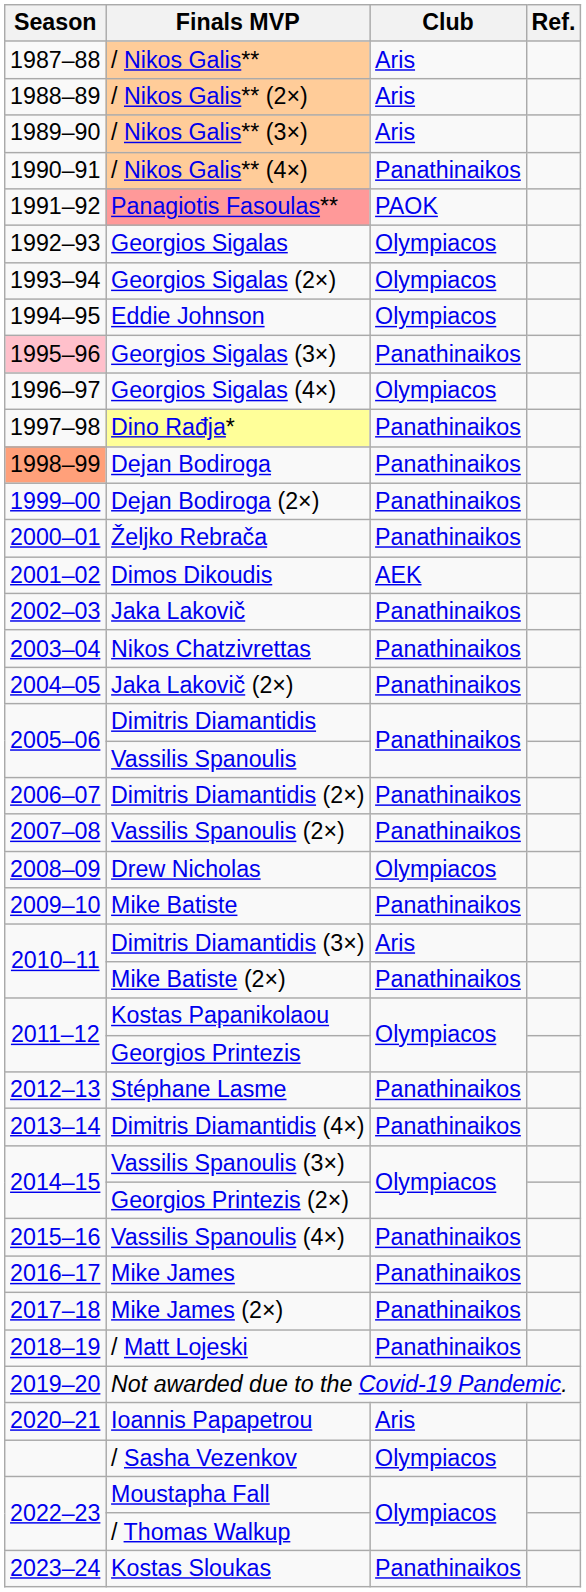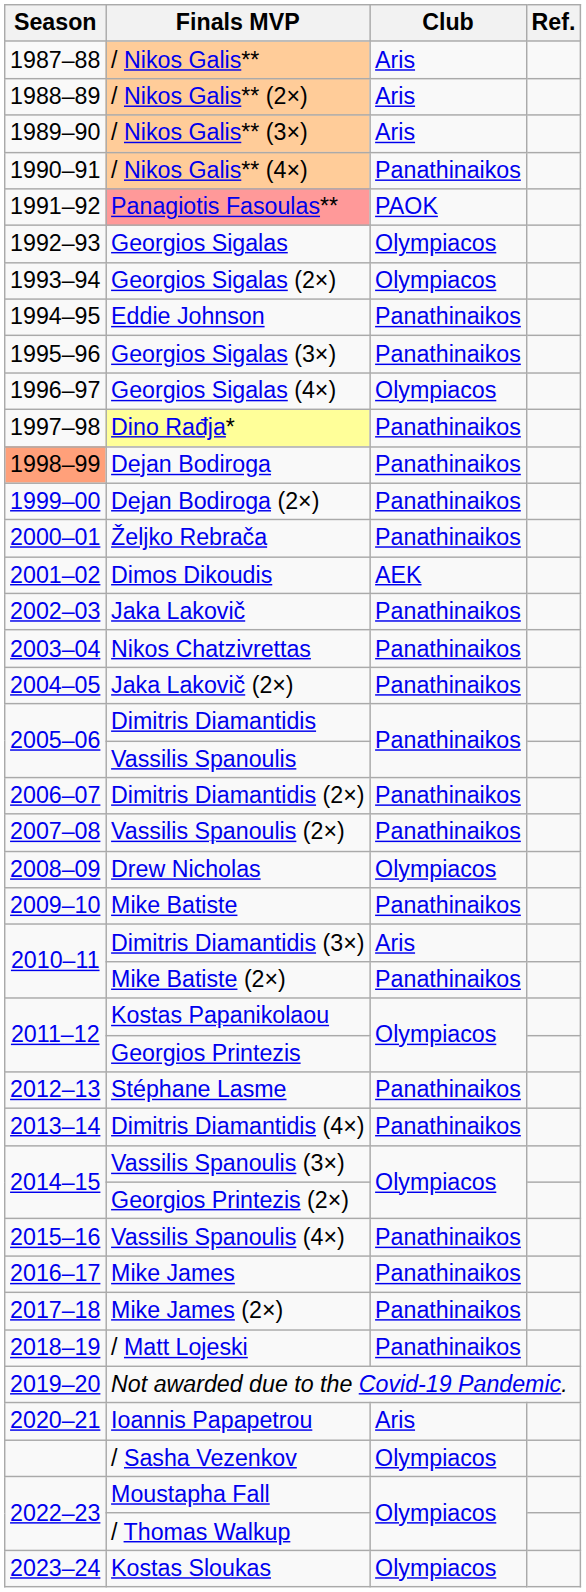(436, 317) Olympiacos -> (448, 317) Panathinaikos
(55, 354) pink background -> (55, 354) no background
(448, 1568) Panathinaikos -> (436, 1568) Olympiacos
